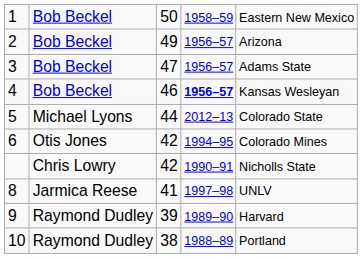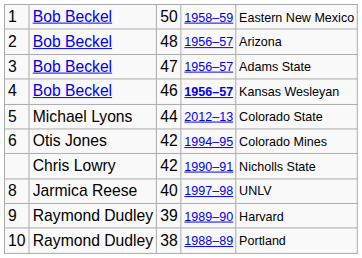(169, 41) 49 -> (169, 41) 48
(169, 191) 41 -> (169, 191) 40
